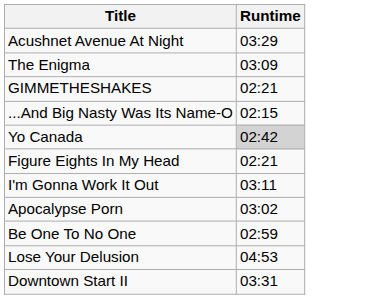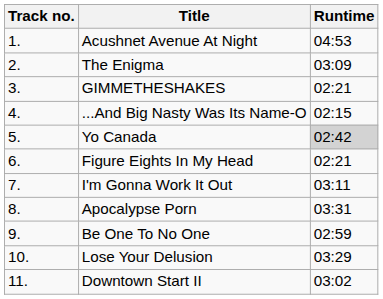+ column: (41, 16)
(259, 40) 03:29 -> (333, 40) 04:53
(259, 209) 03:02 -> (333, 209) 03:31
(259, 257) 04:53 -> (333, 257) 03:29
(259, 281) 03:31 -> (333, 281) 03:02
